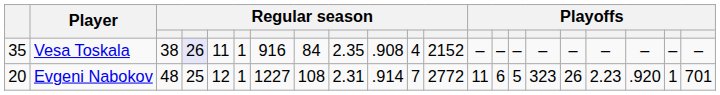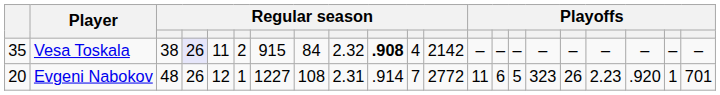(242, 50) 1 -> (242, 50) 2
(272, 50) 916 -> (272, 50) 915
(348, 50) 2.35 -> (348, 50) 2.32
(388, 50) normal -> (388, 50) bold
(446, 50) 2152 -> (446, 50) 2142
(195, 76) 25 -> (195, 76) 26
